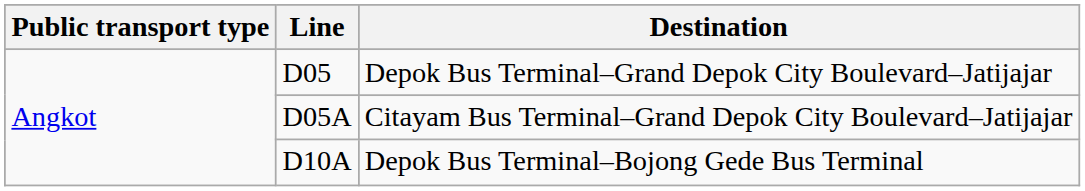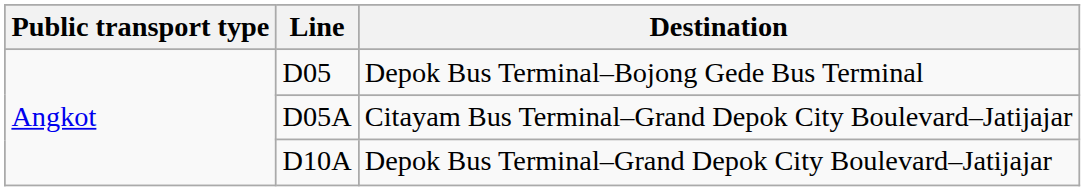(708, 71) Depok Bus Terminal–Grand Depok City Boulevard–Jatijajar -> (644, 71) Depok Bus Terminal–Bojong Gede Bus Terminal
(644, 161) Depok Bus Terminal–Bojong Gede Bus Terminal -> (708, 161) Depok Bus Terminal–Grand Depok City Boulevard–Jatijajar
